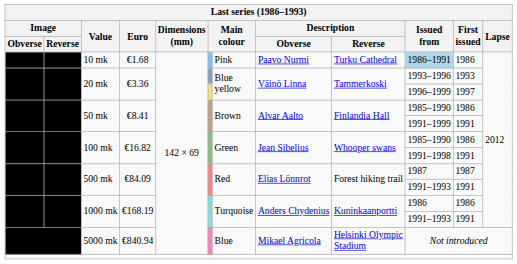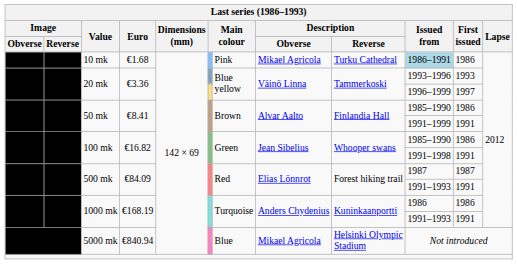(283, 60) Paavo Nurmi -> (289, 60) Mikael Agricola
